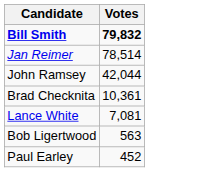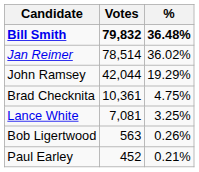+ column: (169, 14)
